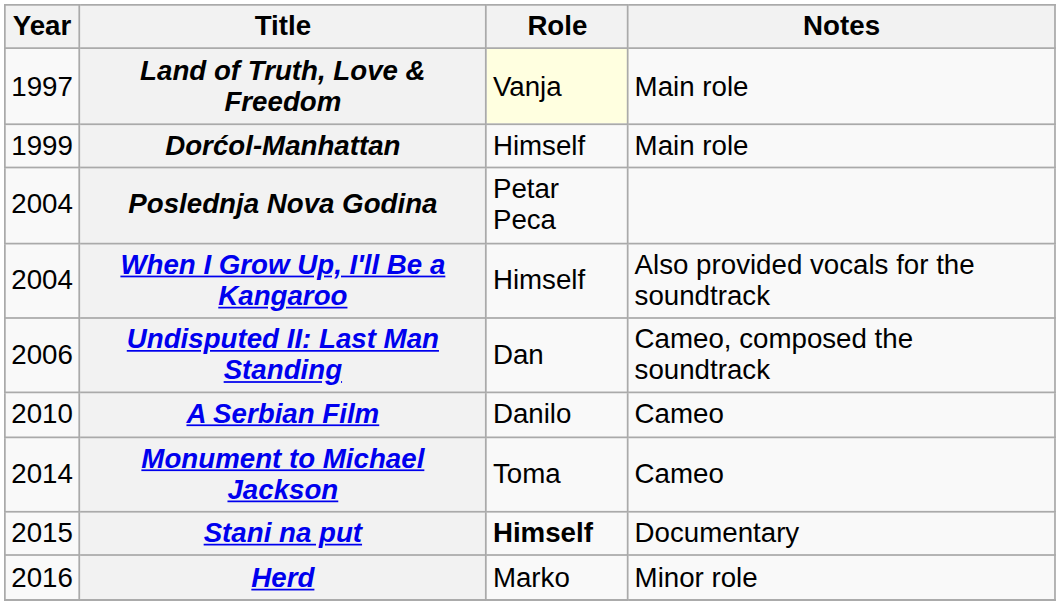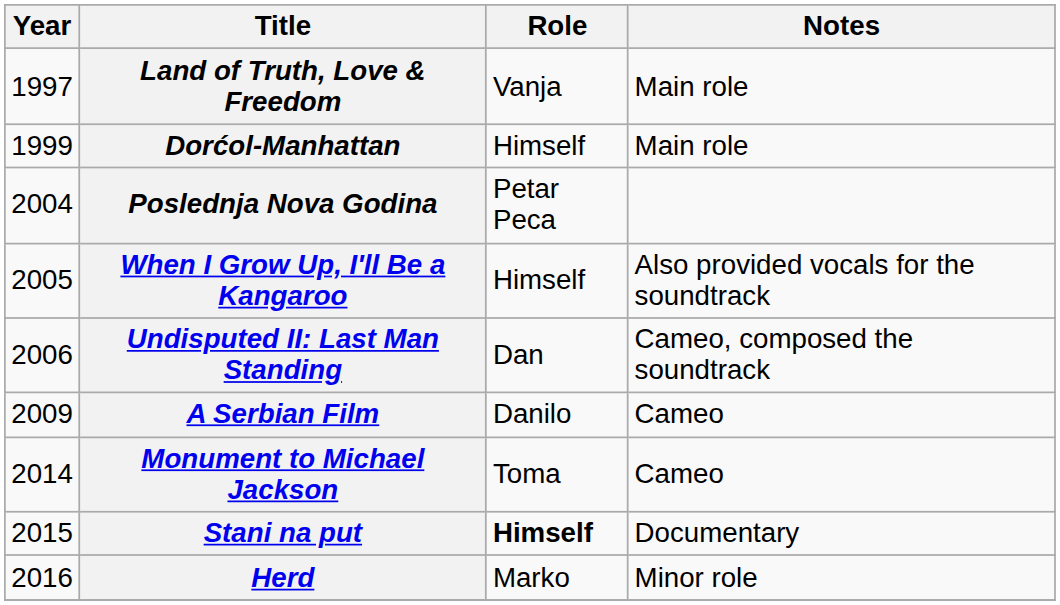(527, 85) lightyellow background -> (527, 85) no background
(42, 279) 2004 -> (42, 279) 2005
(42, 414) 2010 -> (42, 414) 2009
